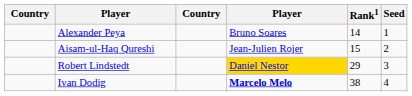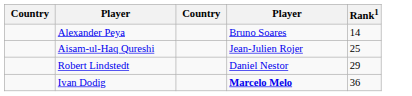- column: (394, 14)
(355, 49) 15 -> (355, 49) 25
(259, 65) gold background -> (259, 65) no background
(355, 82) 38 -> (355, 82) 36
